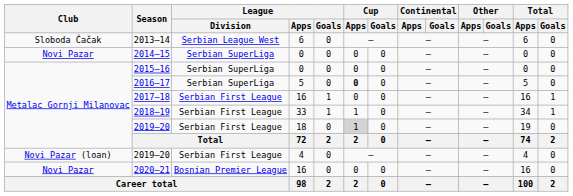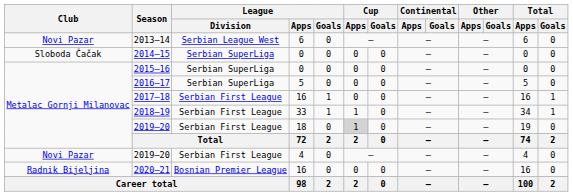(68, 40) Sloboda Čačak -> (68, 40) Novi Pazar
(68, 54) Novi Pazar -> (68, 54) Sloboda Čačak
(356, 83) bold -> (356, 83) normal
(68, 155) Novi Pazar (loan) -> (68, 155) Novi Pazar
(68, 169) Novi Pazar -> (68, 169) Radnik Bijeljina
